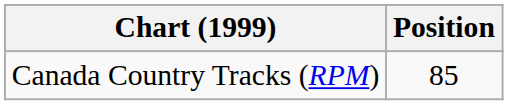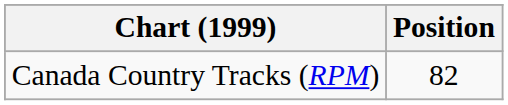(444, 74) 85 -> (444, 74) 82
